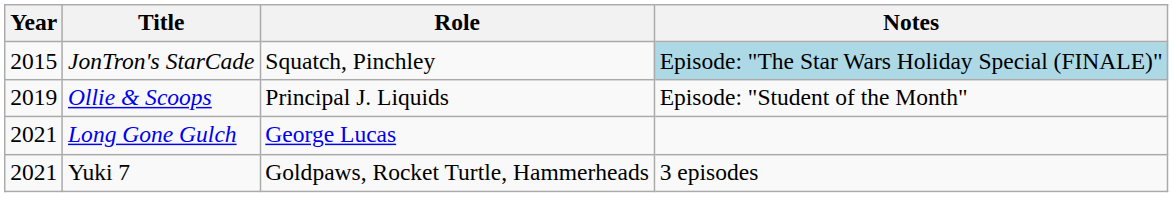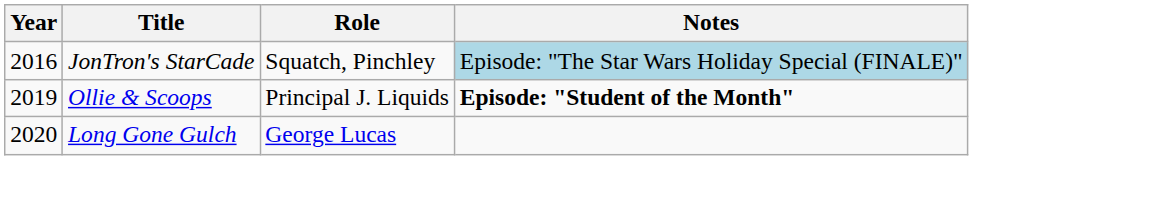(34, 60) 2015 -> (34, 60) 2016
(814, 97) normal -> (627, 97) bold
(34, 135) 2021 -> (34, 135) 2020
- row: (99, 172)
